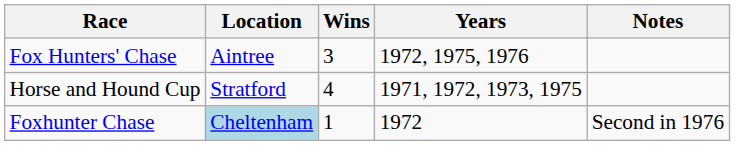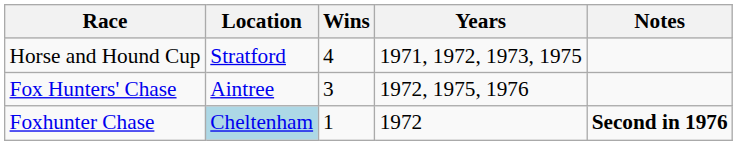rows swapped: (105, 88) <-> (93, 55)
(658, 122) normal -> (660, 122) bold
